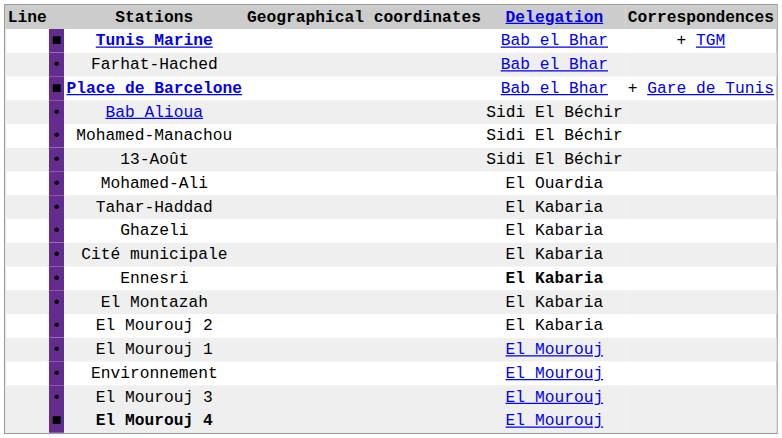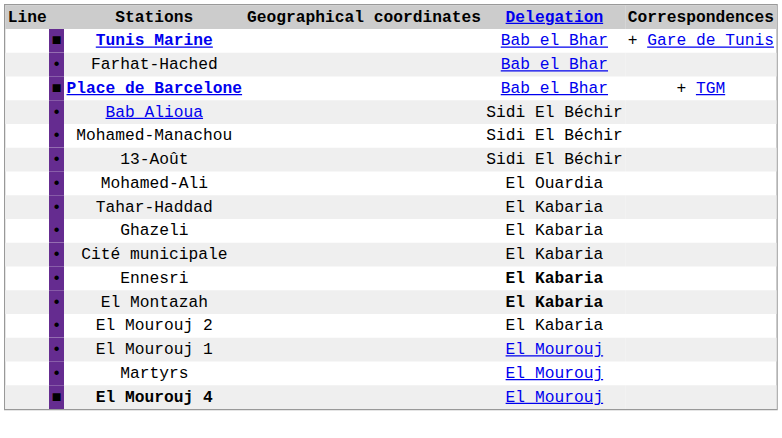(701, 41) + TGM -> (701, 41) + Gare de Tunis
(701, 88) + Gare de Tunis -> (701, 88) + TGM
(554, 302) normal -> (554, 302) bold
- row: (154, 373)
- row: (154, 397)
+ row: (154, 373)
